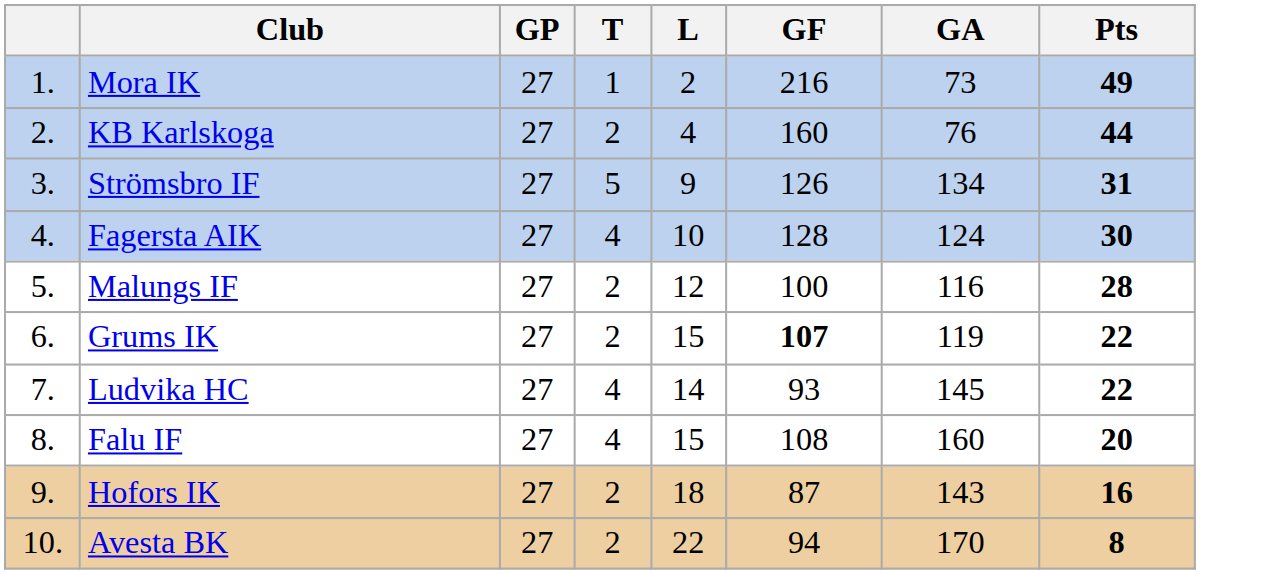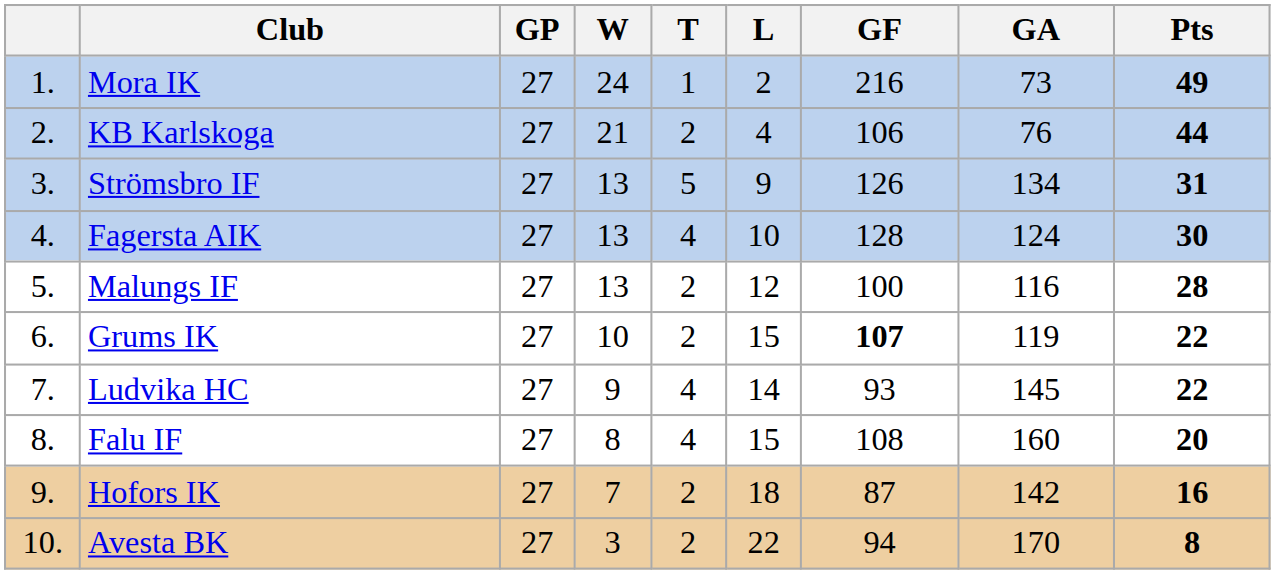+ column: (613, 30)
(804, 132) 160 -> (880, 132) 106
(960, 491) 143 -> (1036, 491) 142
